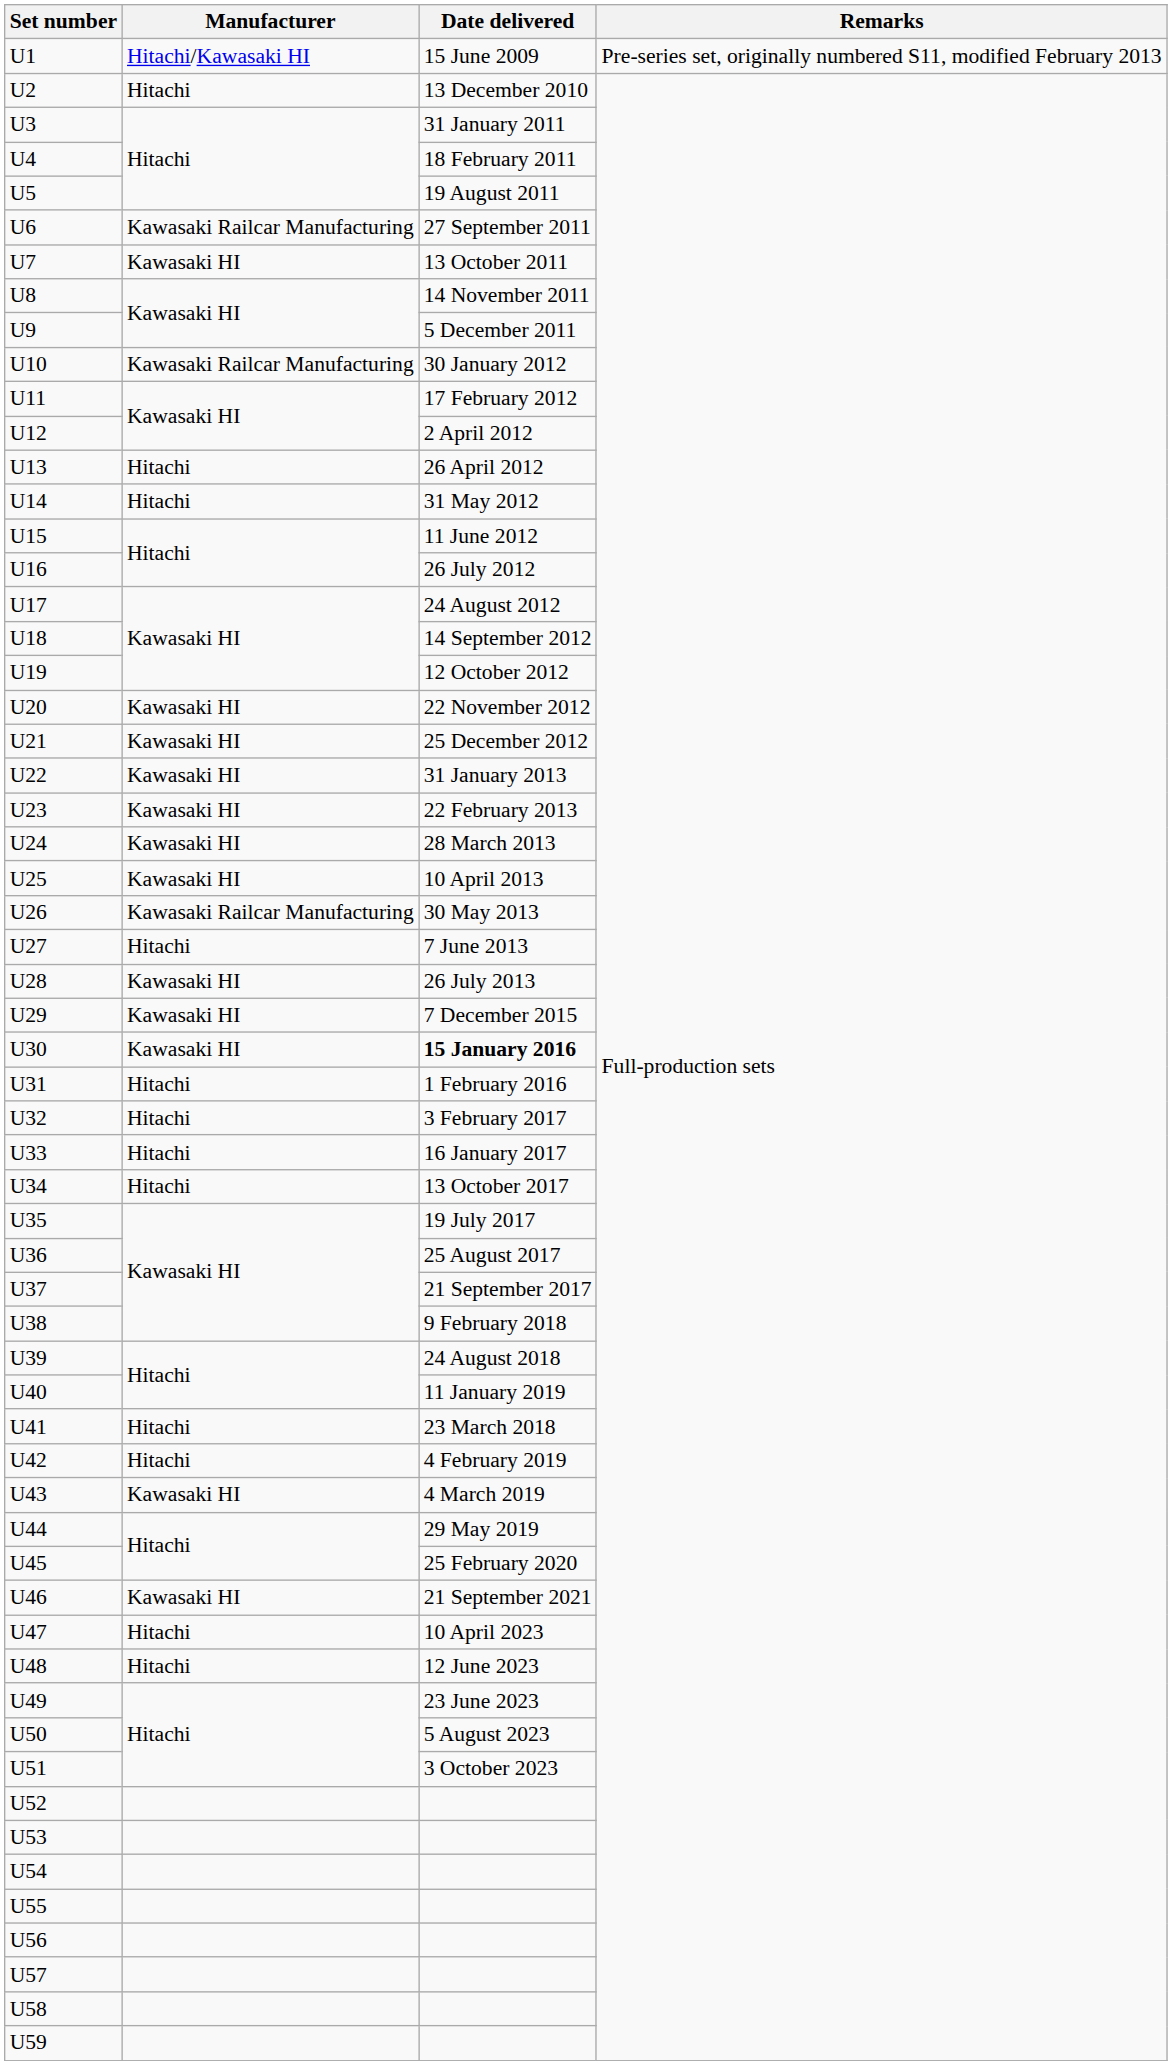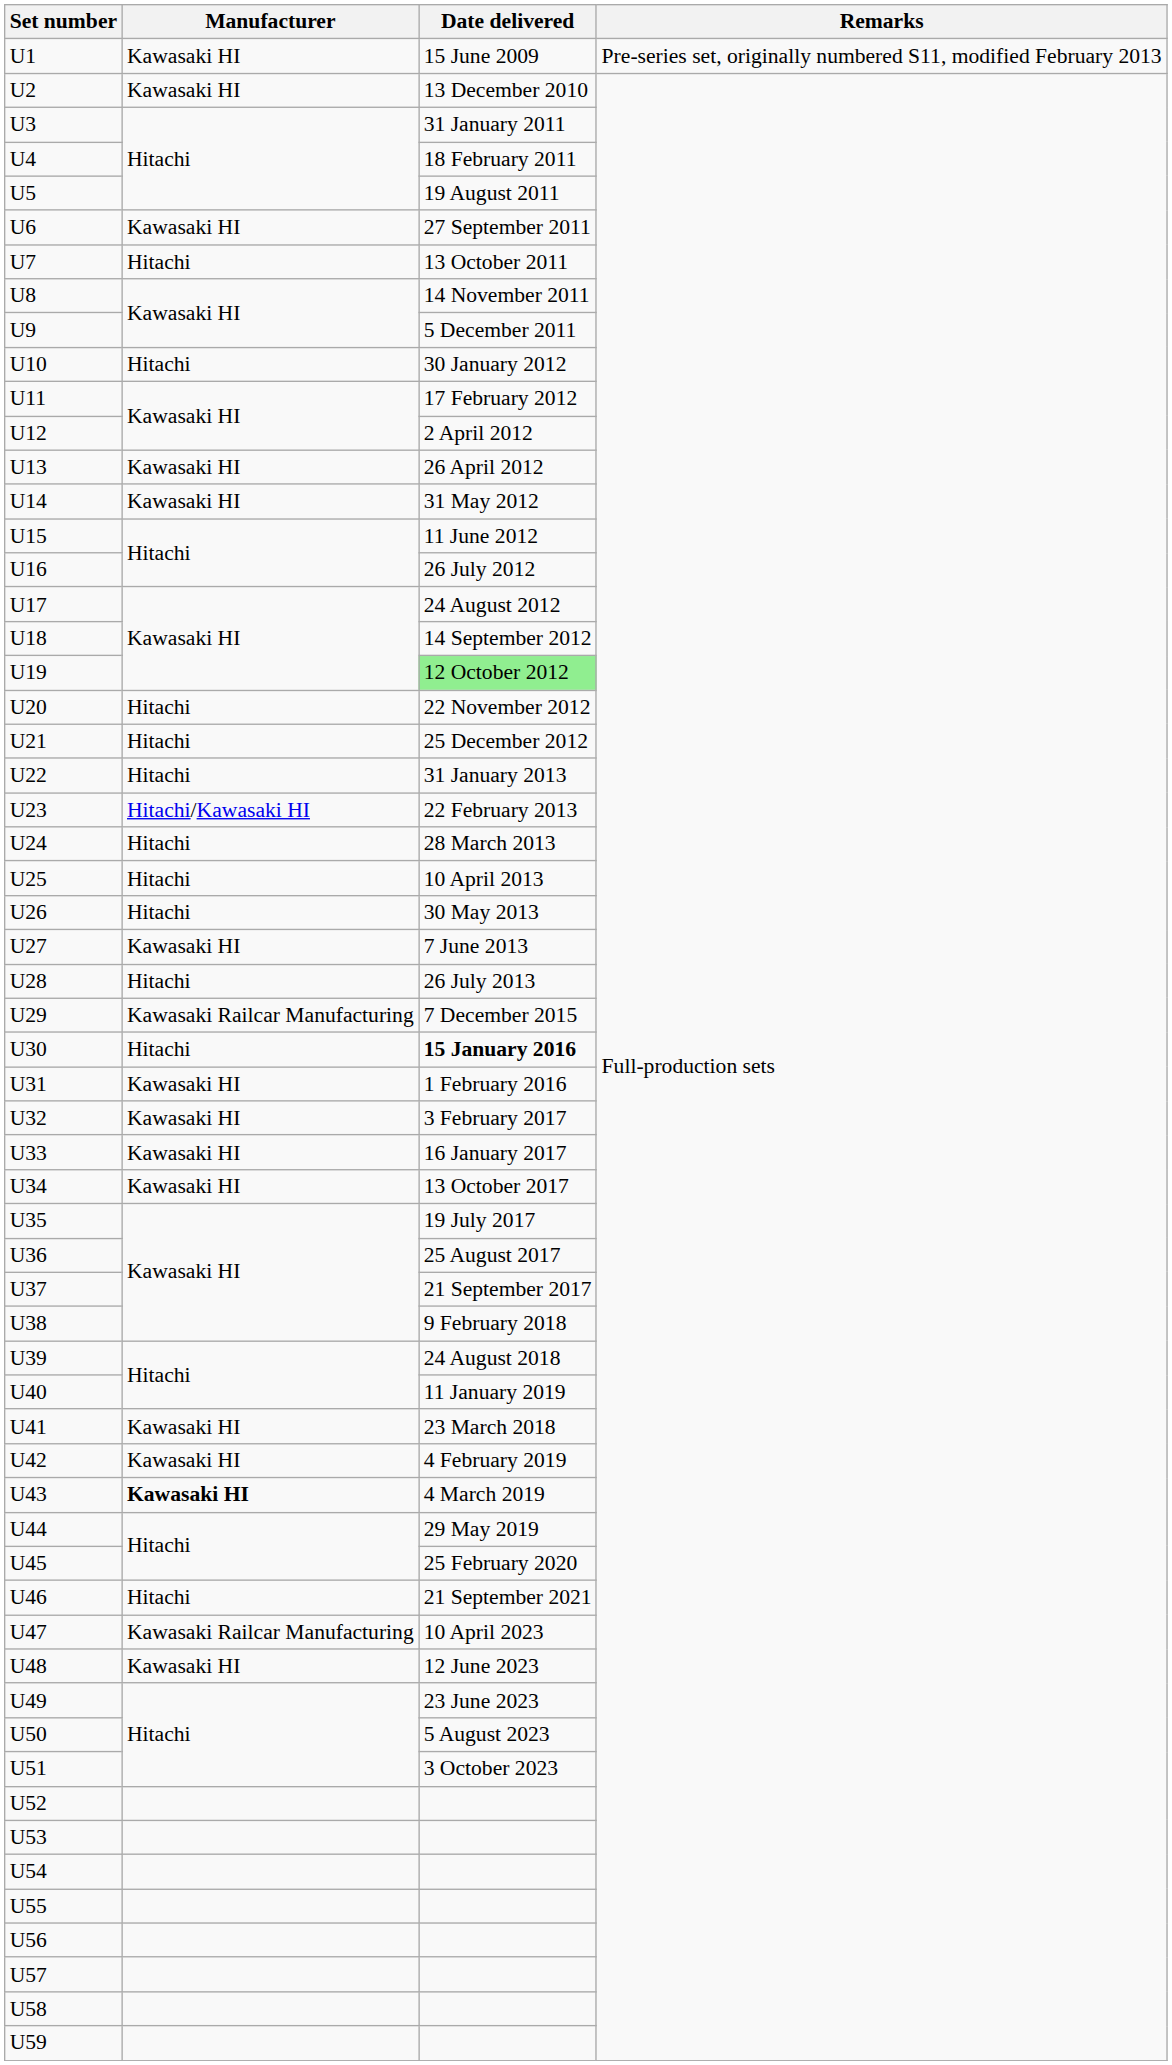(218, 55) Hitachi/Kawasaki HI -> (184, 55) Kawasaki HI
(159, 90) Hitachi -> (184, 90) Kawasaki HI
(270, 227) Kawasaki Railcar Manufacturing -> (184, 227) Kawasaki HI
(184, 261) Kawasaki HI -> (159, 261) Hitachi
(270, 364) Kawasaki Railcar Manufacturing -> (159, 364) Hitachi
(159, 466) Hitachi -> (184, 466) Kawasaki HI
(159, 501) Hitachi -> (184, 501) Kawasaki HI
(496, 672) no background -> (496, 672) lightgreen background
(184, 706) Kawasaki HI -> (159, 706) Hitachi
(184, 741) Kawasaki HI -> (159, 741) Hitachi
(184, 775) Kawasaki HI -> (159, 775) Hitachi
(184, 809) Kawasaki HI -> (218, 809) Hitachi/Kawasaki HI
(184, 843) Kawasaki HI -> (159, 843) Hitachi
(184, 878) Kawasaki HI -> (159, 878) Hitachi
(270, 912) Kawasaki Railcar Manufacturing -> (159, 912) Hitachi
(159, 946) Hitachi -> (184, 946) Kawasaki HI
(184, 980) Kawasaki HI -> (159, 980) Hitachi
(184, 1015) Kawasaki HI -> (270, 1015) Kawasaki Railcar Manufacturing
(184, 1049) Kawasaki HI -> (159, 1049) Hitachi
(159, 1083) Hitachi -> (184, 1083) Kawasaki HI
(159, 1117) Hitachi -> (184, 1117) Kawasaki HI
(159, 1152) Hitachi -> (184, 1152) Kawasaki HI
(159, 1186) Hitachi -> (184, 1186) Kawasaki HI
(159, 1426) Hitachi -> (184, 1426) Kawasaki HI
(159, 1460) Hitachi -> (184, 1460) Kawasaki HI
(184, 1494) normal -> (188, 1494) bold
(184, 1597) Kawasaki HI -> (159, 1597) Hitachi
(159, 1631) Hitachi -> (270, 1631) Kawasaki Railcar Manufacturing
(159, 1665) Hitachi -> (184, 1665) Kawasaki HI
